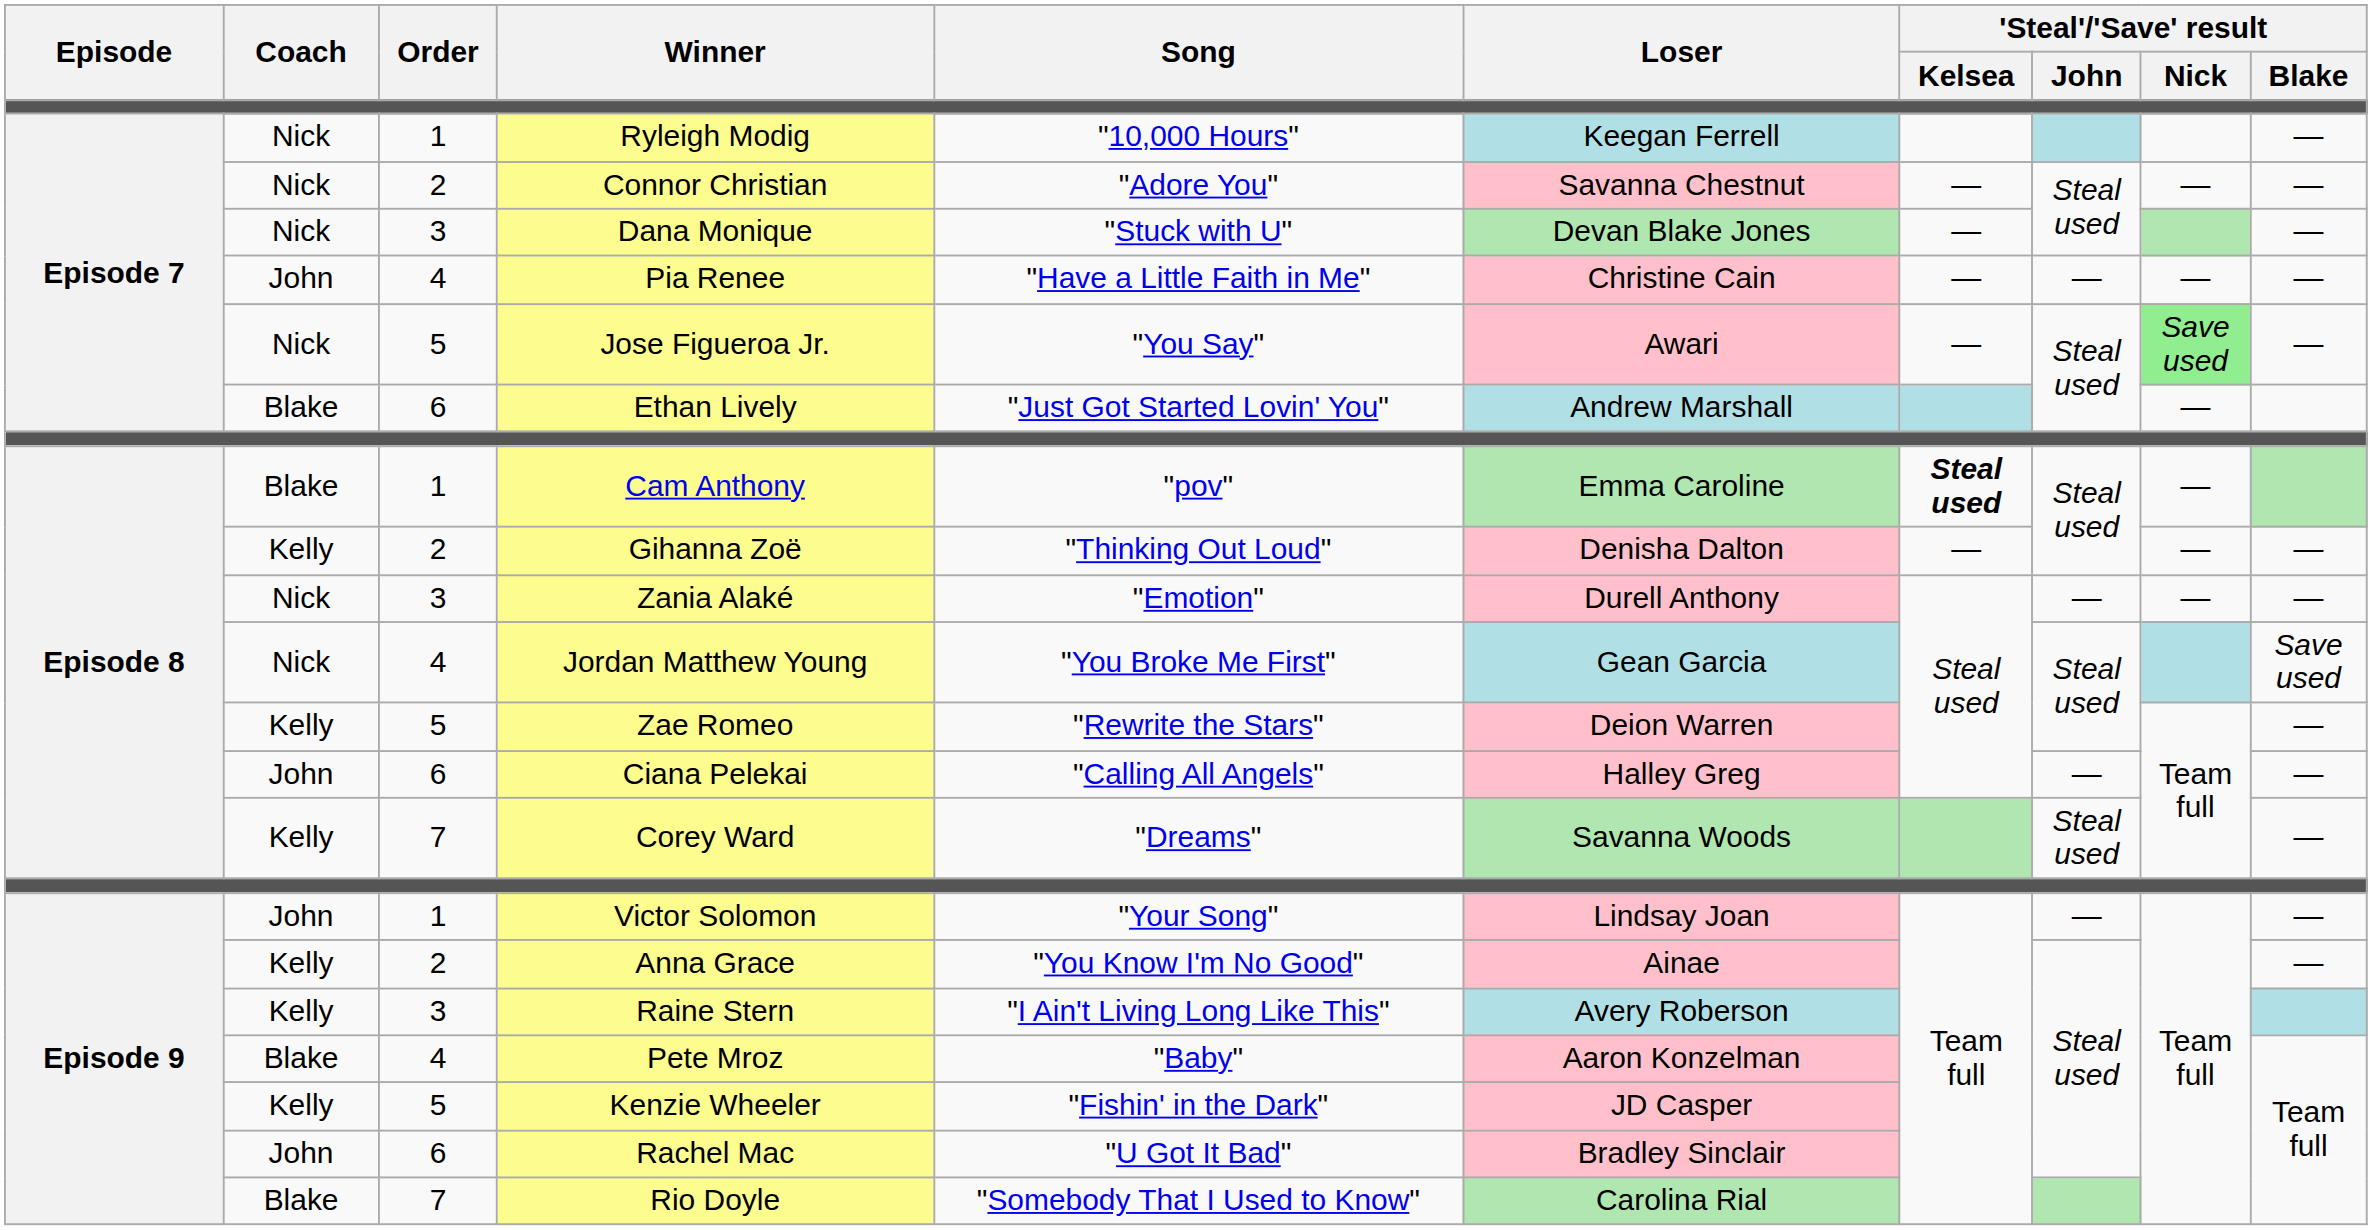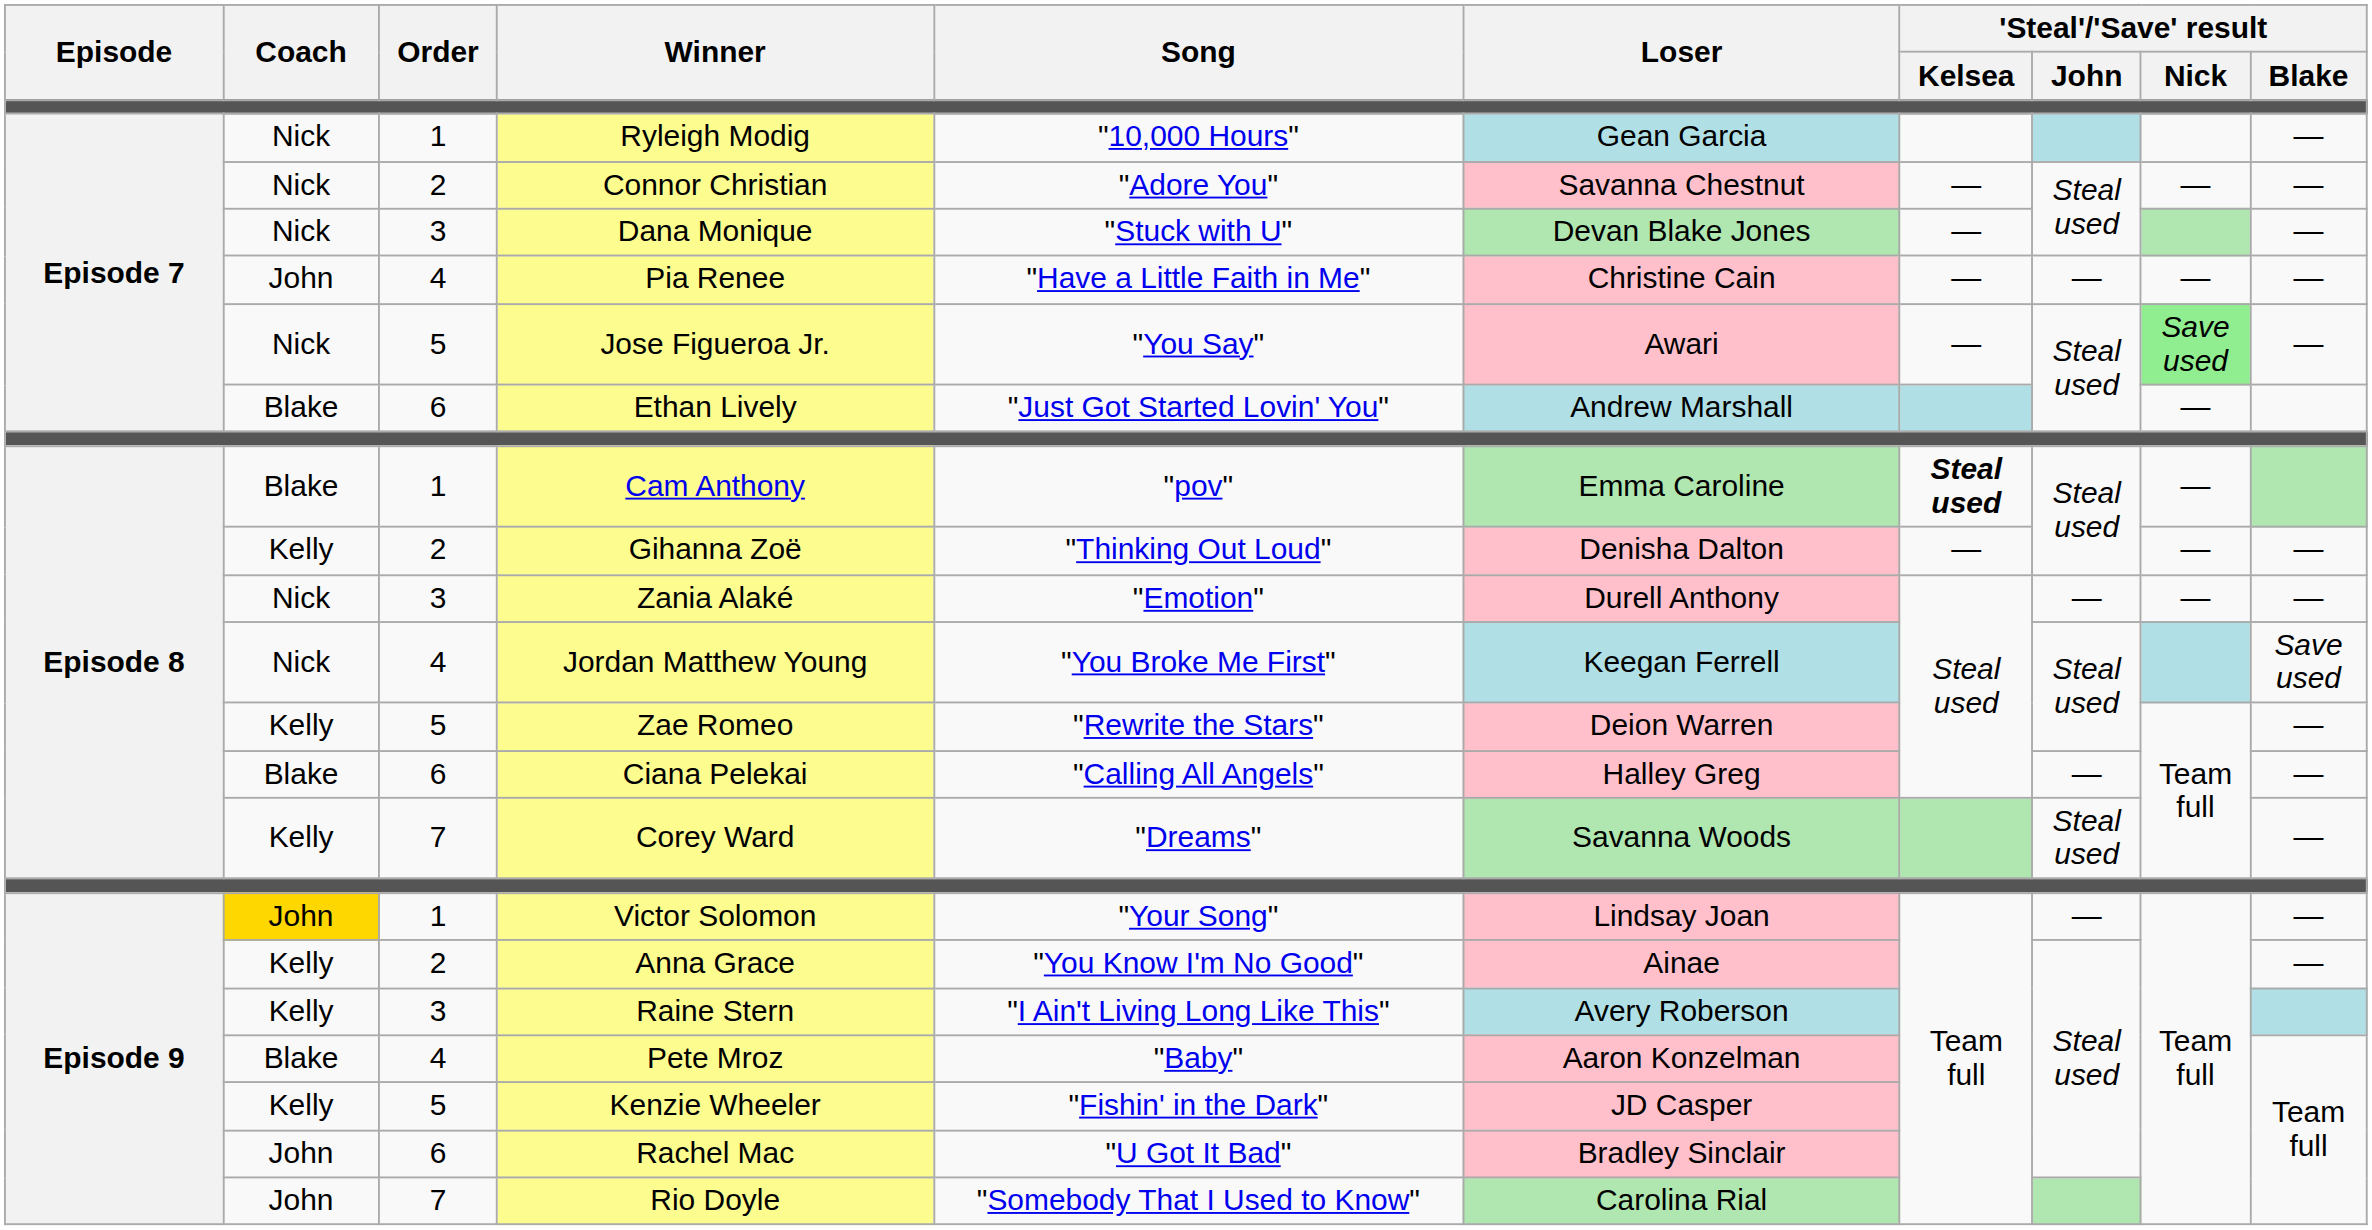(1682, 136) Keegan Ferrell -> (1682, 136) Gean Garcia
(1682, 661) Gean Garcia -> (1682, 661) Keegan Ferrell
(301, 773) John -> (301, 773) Blake
(301, 916) no background -> (301, 916) gold background
(301, 1200) Blake -> (301, 1200) John
